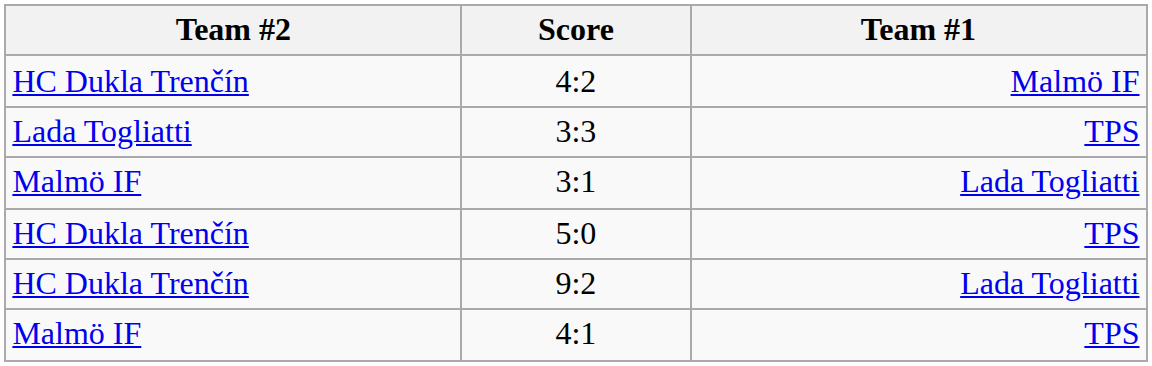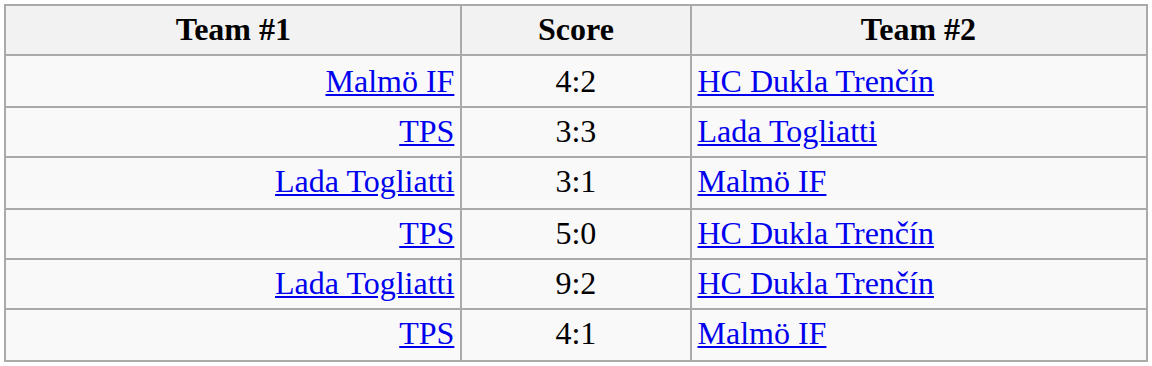columns swapped: (918, 29) <-> (233, 29)
